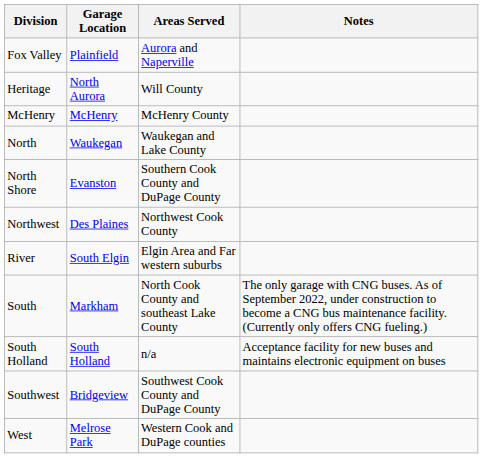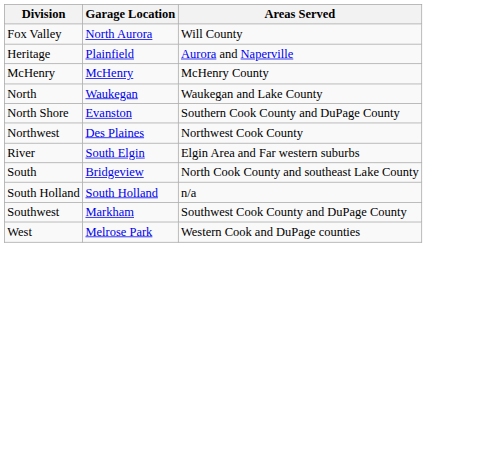- column: (359, 21)
(94, 55) Plainfield -> (119, 34) North Aurora
(169, 55) Aurora and Naperville -> (212, 34) Will County
(87, 89) North Aurora -> (110, 53) Plainfield
(172, 89) Will County -> (237, 53) Aurora and Naperville
(94, 306) Markham -> (115, 172) Bridgeview
(99, 394) Bridgeview -> (110, 212) Markham
